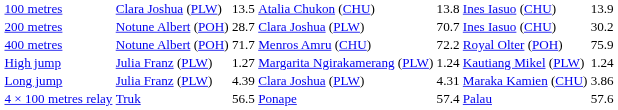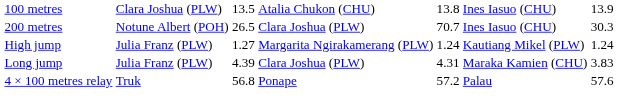(243, 26) 28.7 -> (243, 26) 26.5
(602, 26) 30.2 -> (602, 26) 30.3
- row: (33, 45)
(602, 81) 3.86 -> (602, 63) 3.83
(243, 99) 56.5 -> (243, 81) 56.8
(448, 99) 57.4 -> (448, 81) 57.2
